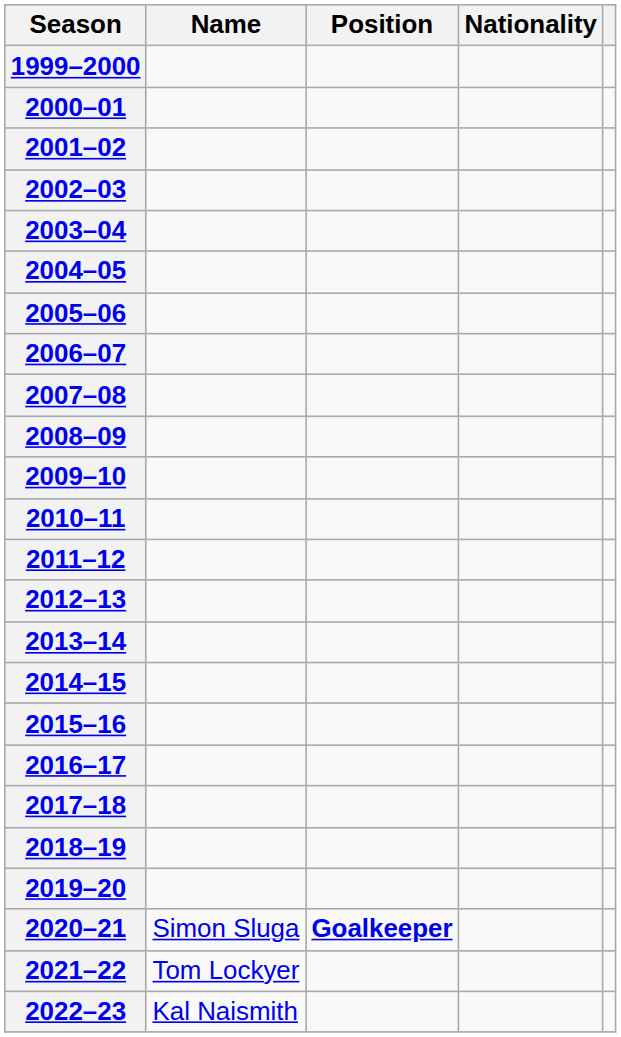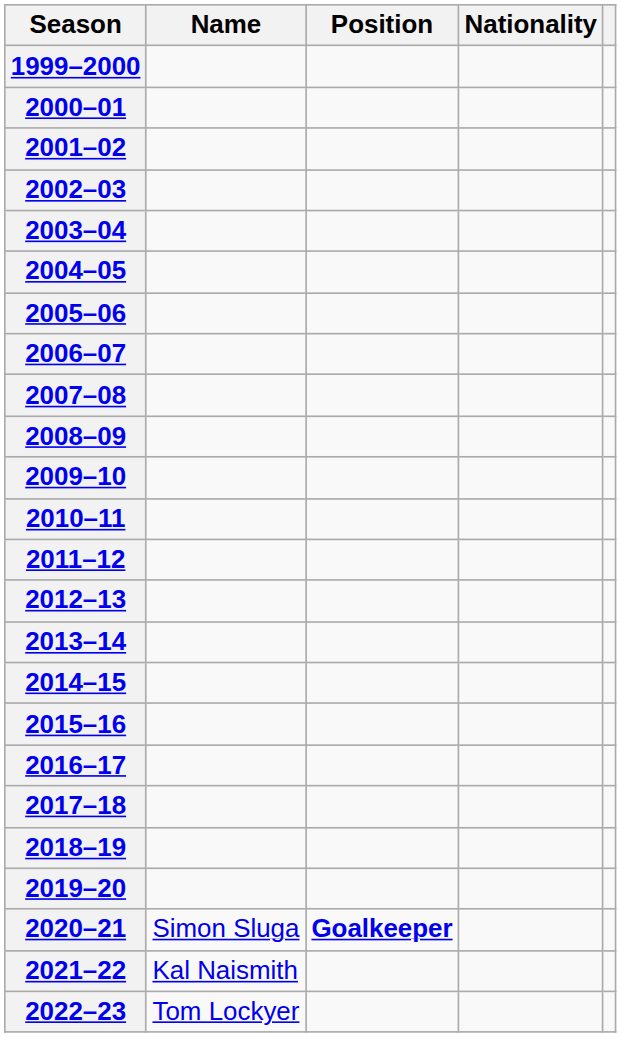(226, 970) Tom Lockyer -> (225, 970) Kal Naismith
(225, 1011) Kal Naismith -> (226, 1011) Tom Lockyer
